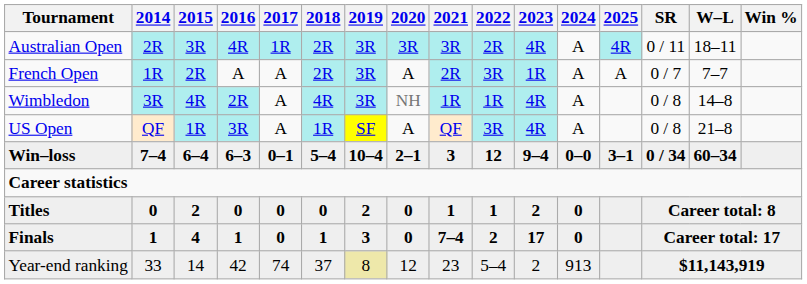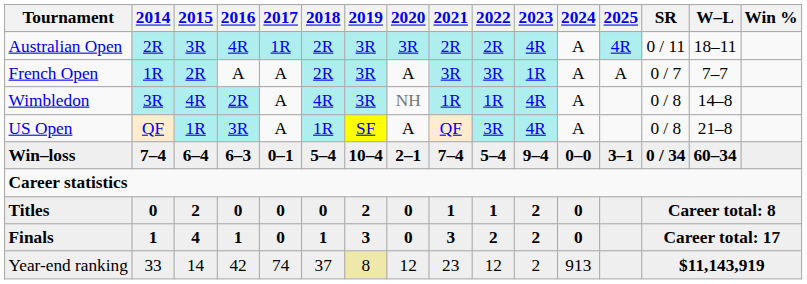(451, 45) 3R -> (451, 45) 2R
(451, 73) 2R -> (451, 73) 3R
(451, 155) 3 -> (451, 155) 7–4
(493, 155) 12 -> (493, 155) 5–4
(451, 237) 7–4 -> (451, 237) 3
(536, 237) 17 -> (536, 237) 2
(493, 264) 5–4 -> (493, 264) 12
